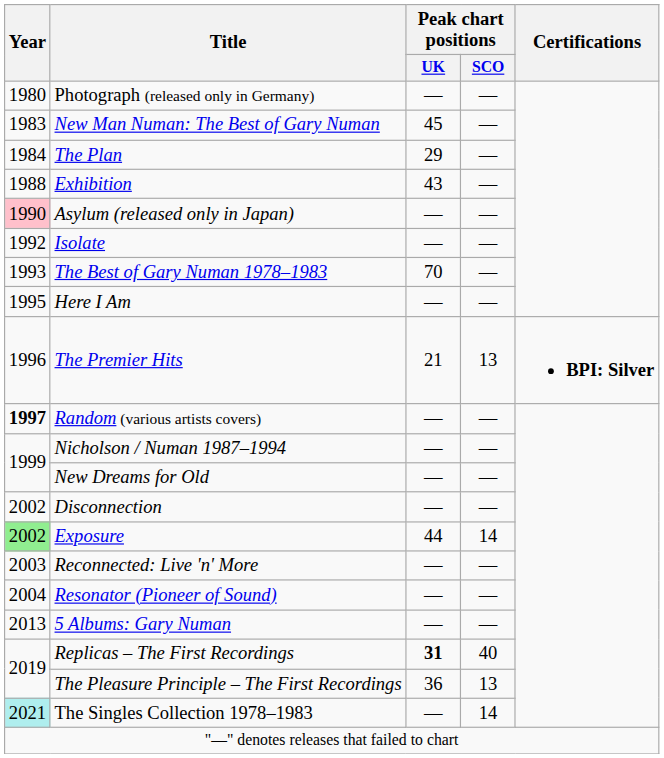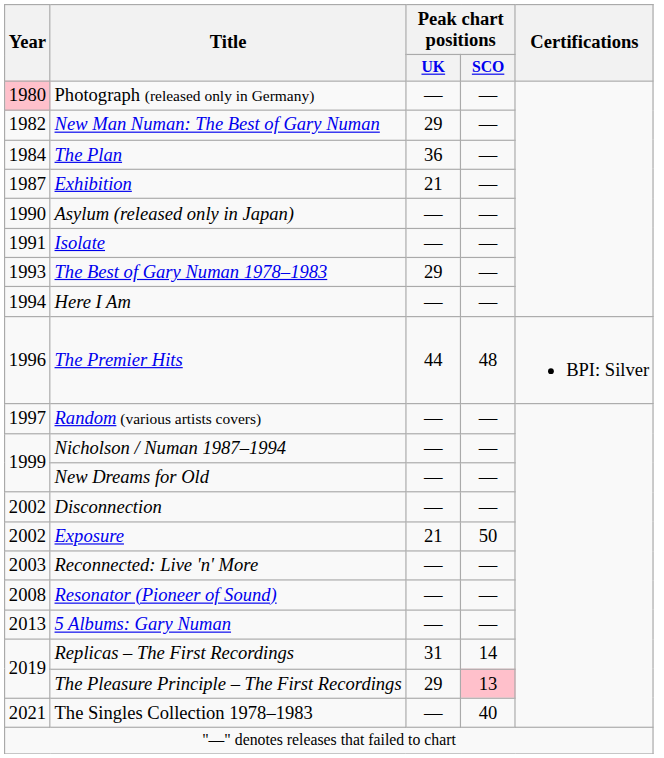(27, 95) no background -> (27, 95) pink background
(27, 124) 1983 -> (27, 124) 1982
(433, 124) 45 -> (433, 124) 29
(433, 154) 29 -> (433, 154) 36
(27, 183) 1988 -> (27, 183) 1987
(433, 183) 43 -> (433, 183) 21
(27, 213) pink background -> (27, 213) no background
(27, 242) 1992 -> (27, 242) 1991
(433, 272) 70 -> (433, 272) 29
(27, 301) 1995 -> (27, 301) 1994
(433, 360) 21 -> (433, 360) 44
(488, 360) 13 -> (488, 360) 48
(587, 371) bold -> (584, 371) normal
(27, 418) bold -> (27, 418) normal
(27, 536) lightgreen background -> (27, 536) no background
(433, 536) 44 -> (433, 536) 21
(488, 536) 14 -> (488, 536) 50
(27, 595) 2004 -> (27, 595) 2008
(433, 653) bold -> (433, 653) normal
(488, 653) 40 -> (488, 653) 14
(433, 683) 36 -> (433, 683) 29
(488, 683) no background -> (488, 683) pink background
(27, 712) paleturquoise background -> (27, 712) no background
(488, 712) 14 -> (488, 712) 40
